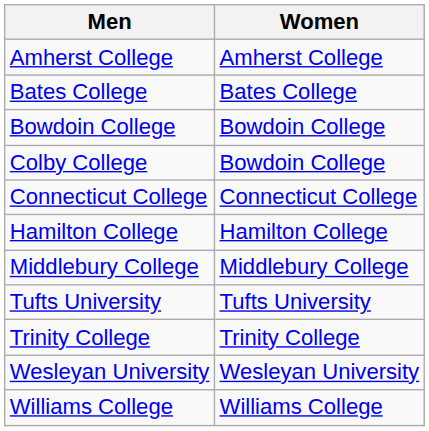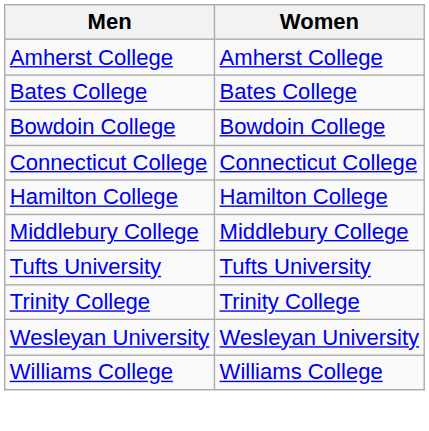- row: (79, 162)
